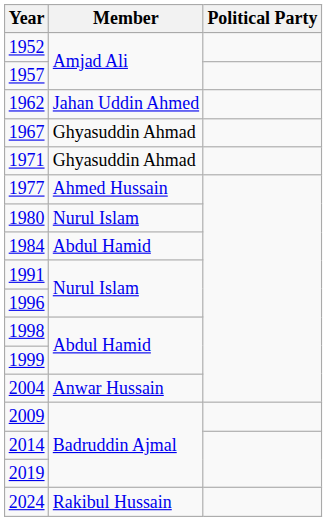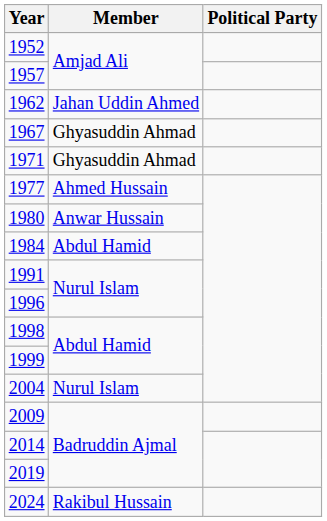(96, 217) Nurul Islam -> (108, 217) Anwar Hussain
(108, 388) Anwar Hussain -> (96, 388) Nurul Islam
